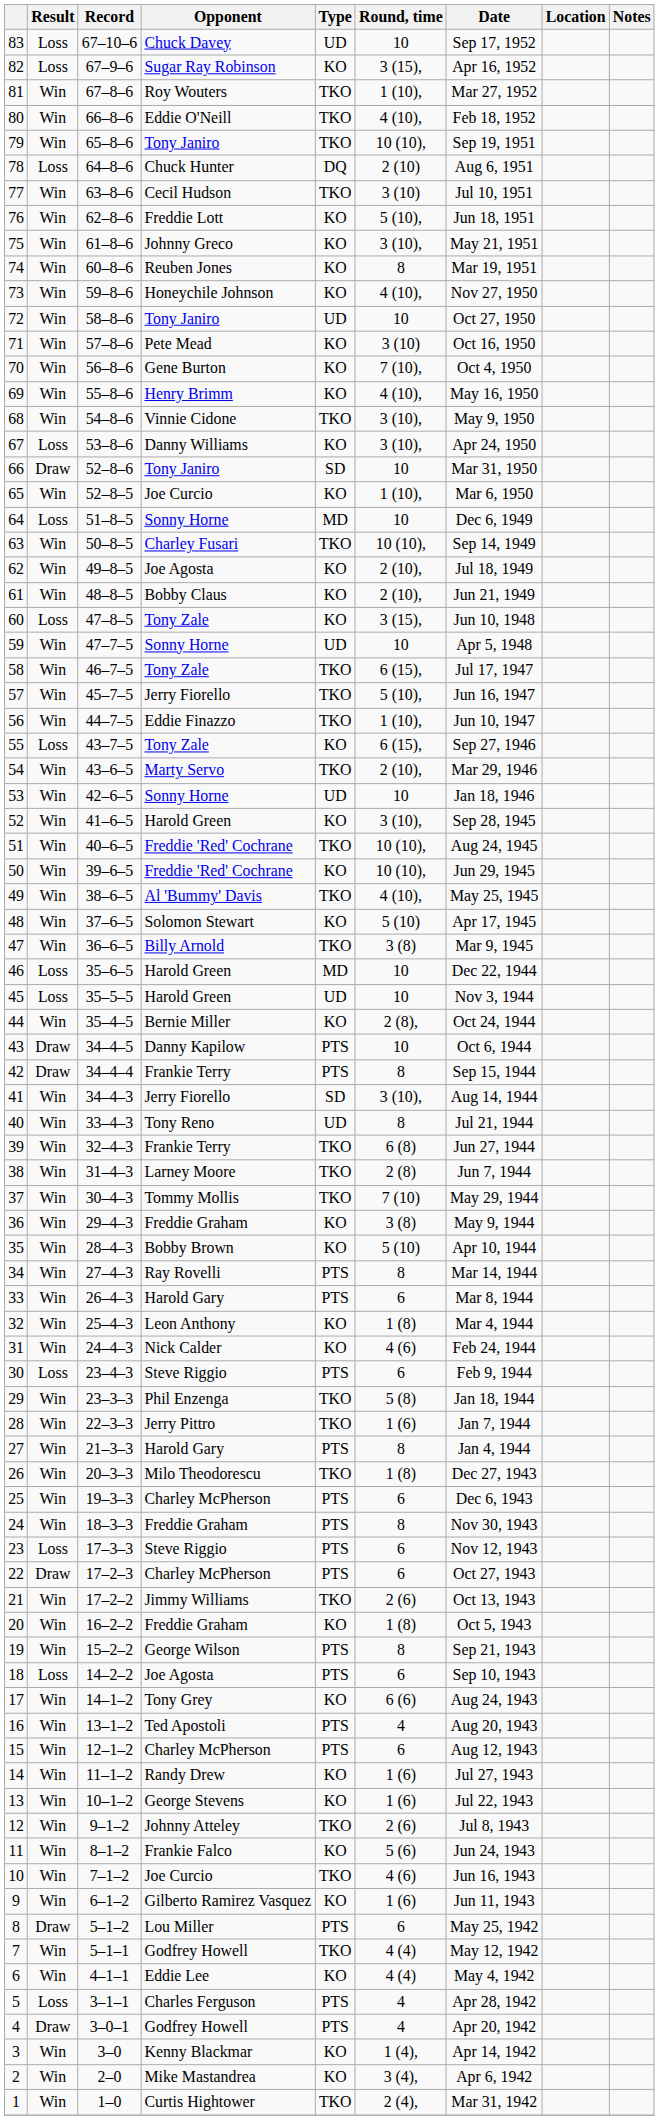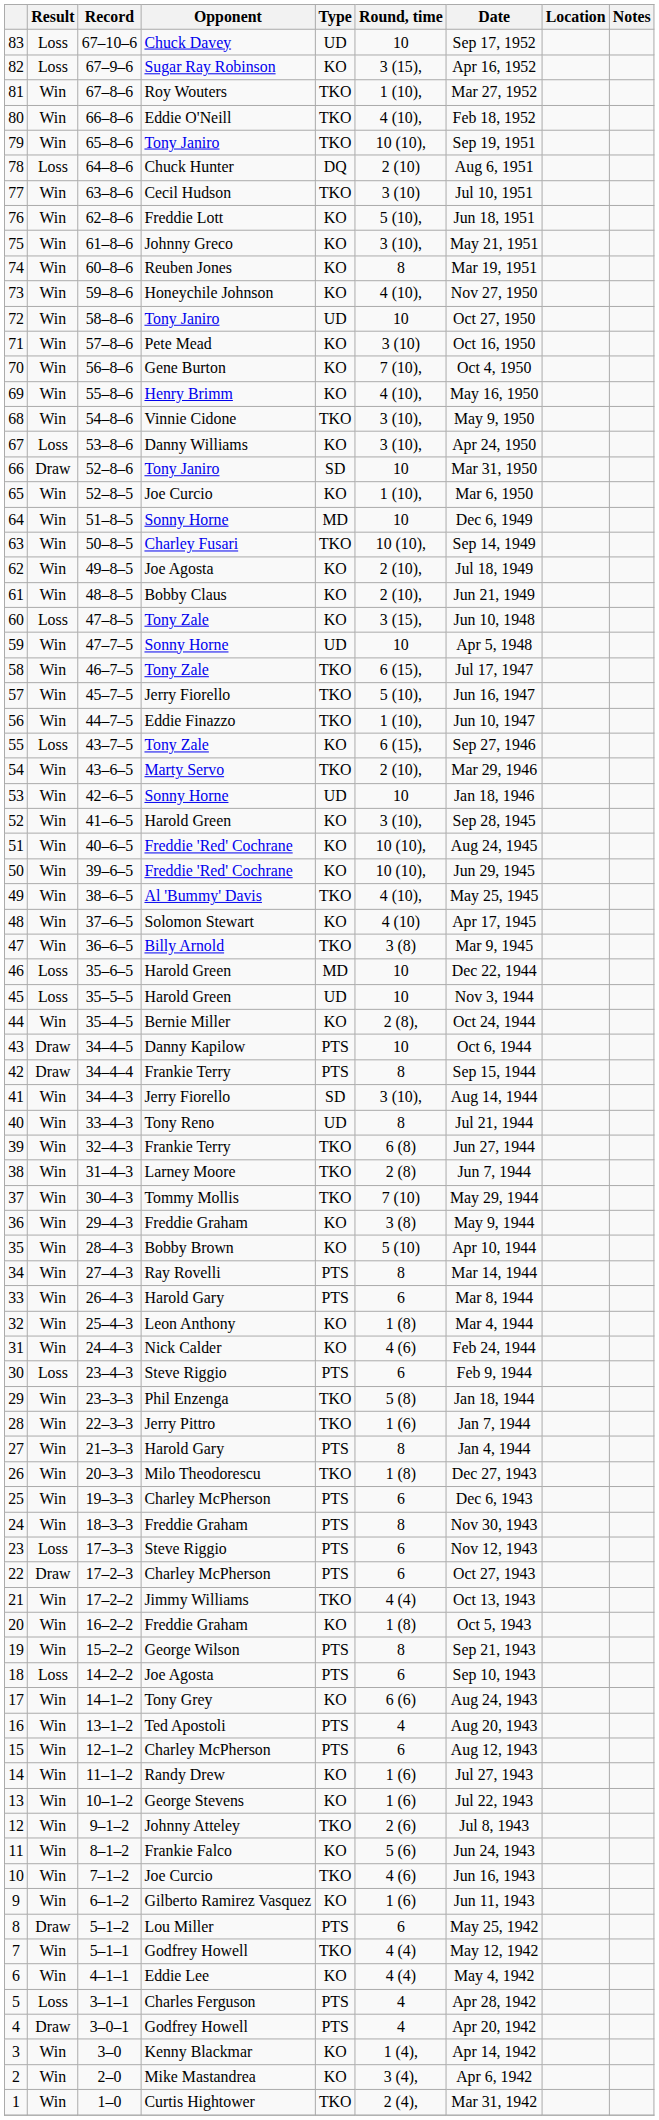(53, 519) Loss -> (53, 519) Win
(335, 846) TKO -> (335, 846) KO
(401, 921) 5 (10) -> (401, 921) 4 (10)
(401, 1599) 2 (6) -> (401, 1599) 4 (4)
